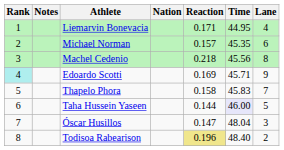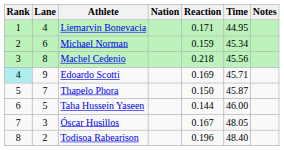columns swapped: (266, 12) <-> (46, 12)
(205, 43) 0.157 -> (203, 43) 0.159
(239, 43) 45.35 -> (237, 43) 45.34
(205, 91) 0.158 -> (203, 91) 0.150
(239, 91) 45.83 -> (237, 91) 45.87
(239, 106) lavender background -> (237, 106) no background
(205, 122) 0.147 -> (203, 122) 0.167
(239, 122) 48.04 -> (237, 122) 48.05
(205, 138) khaki background -> (203, 138) no background
